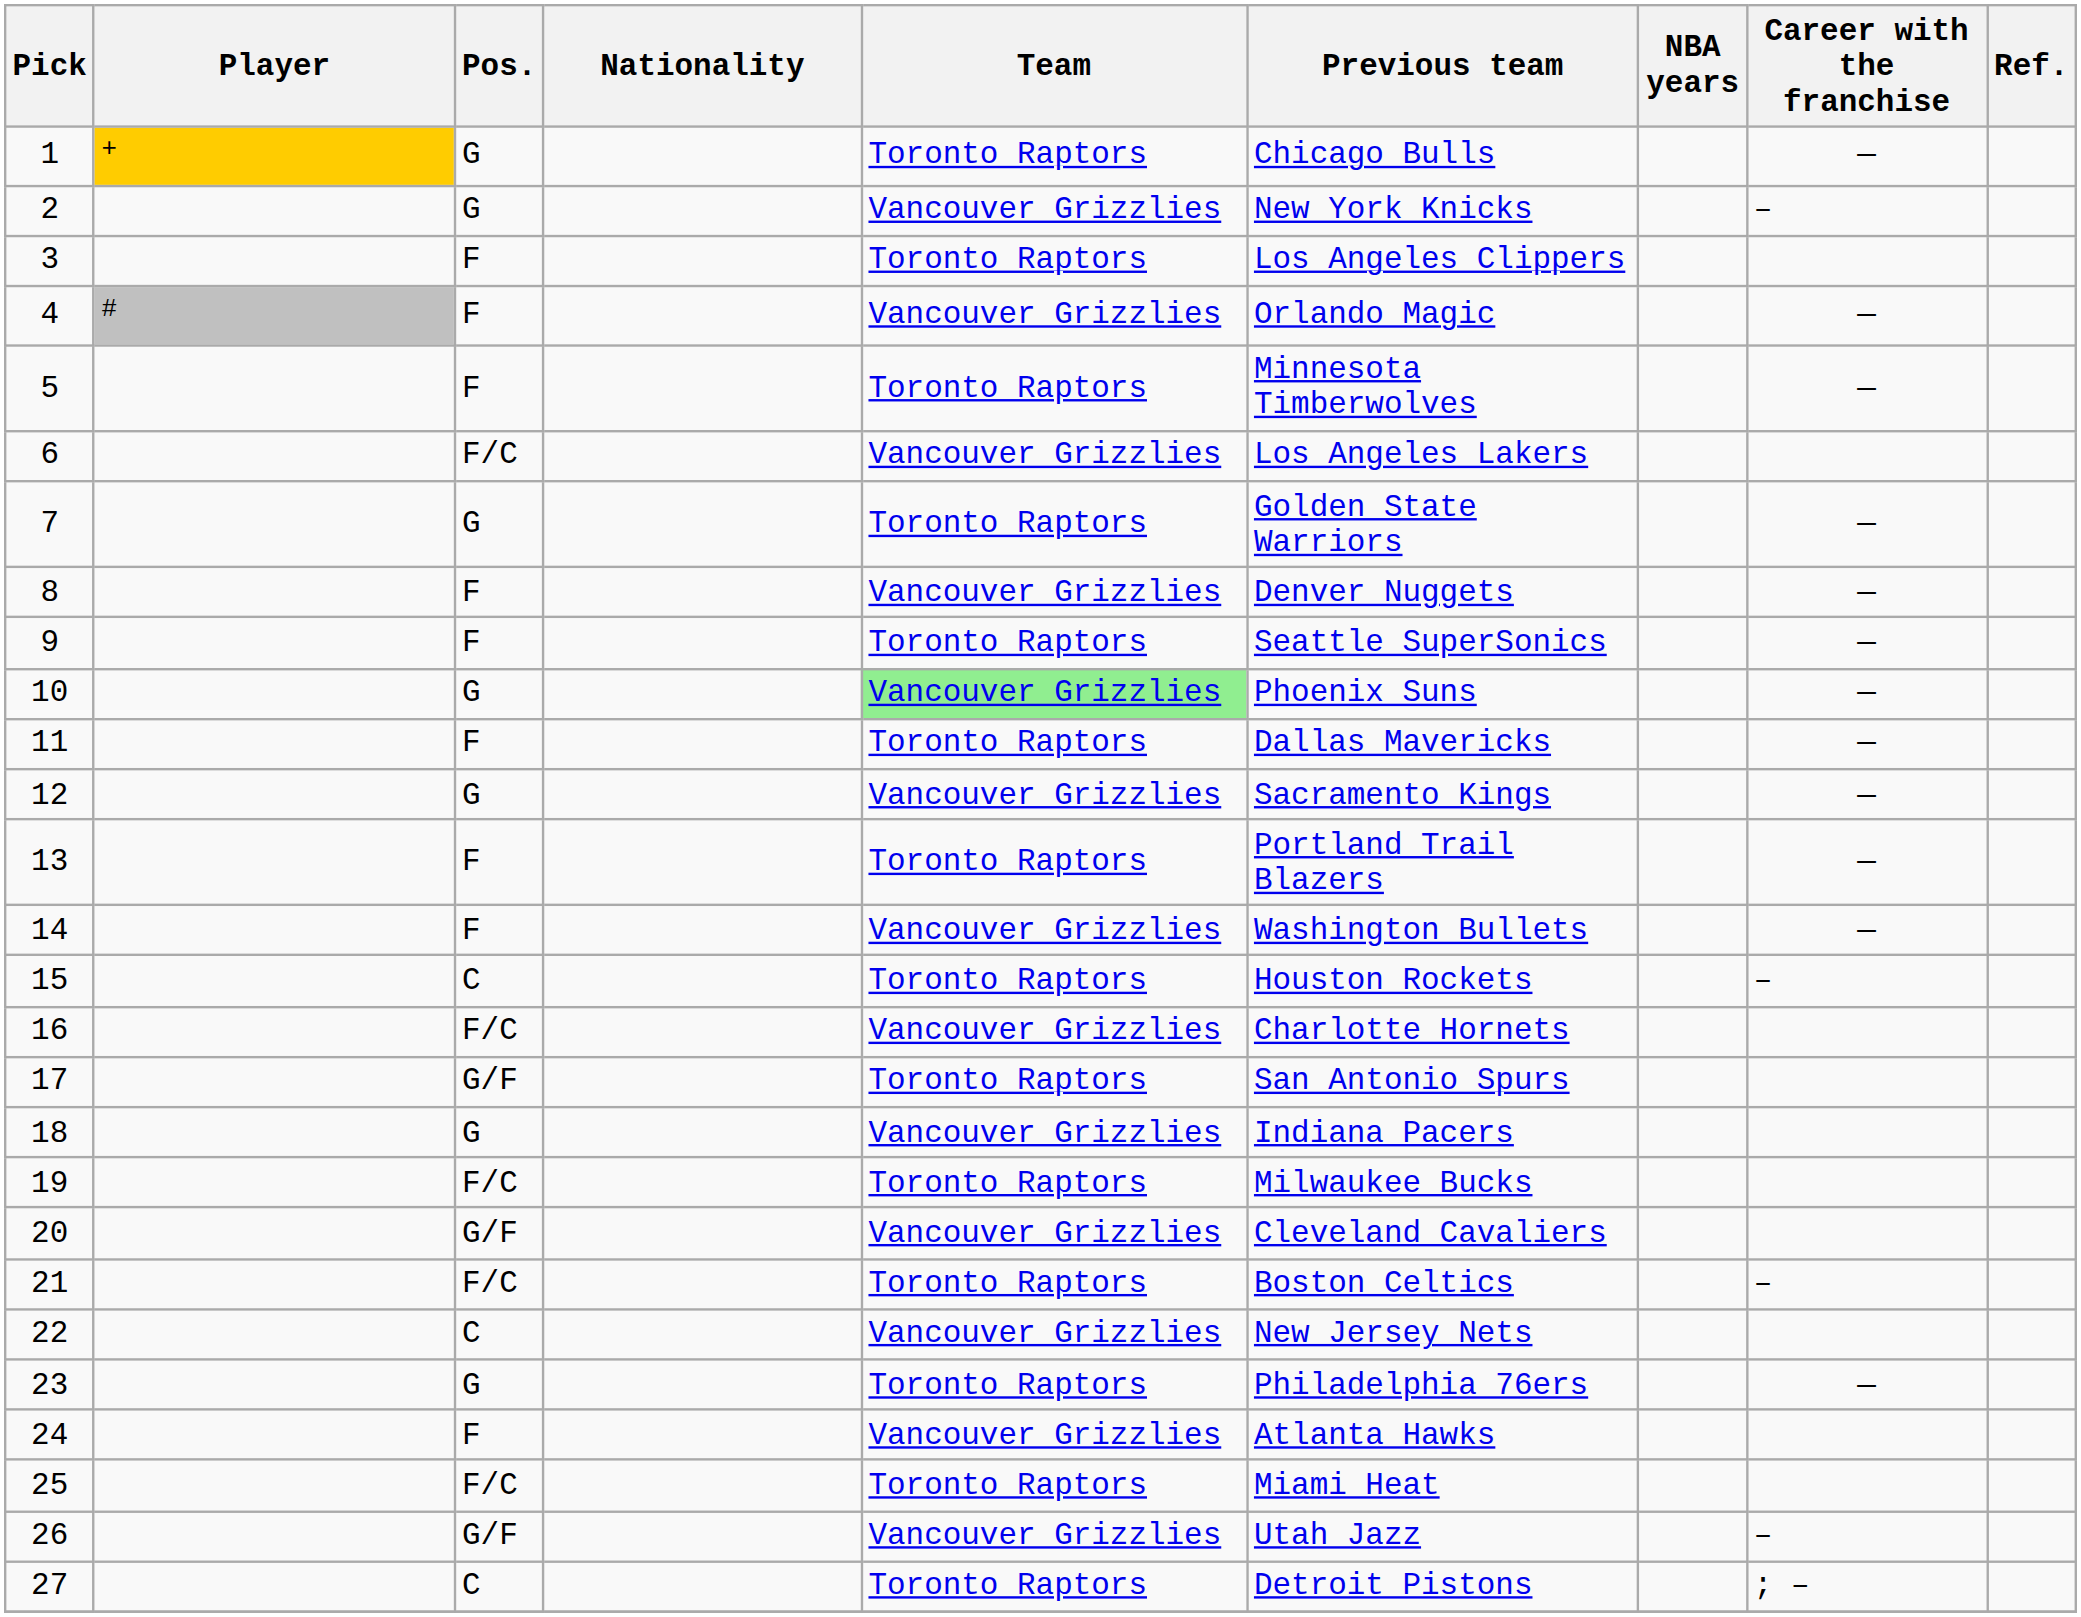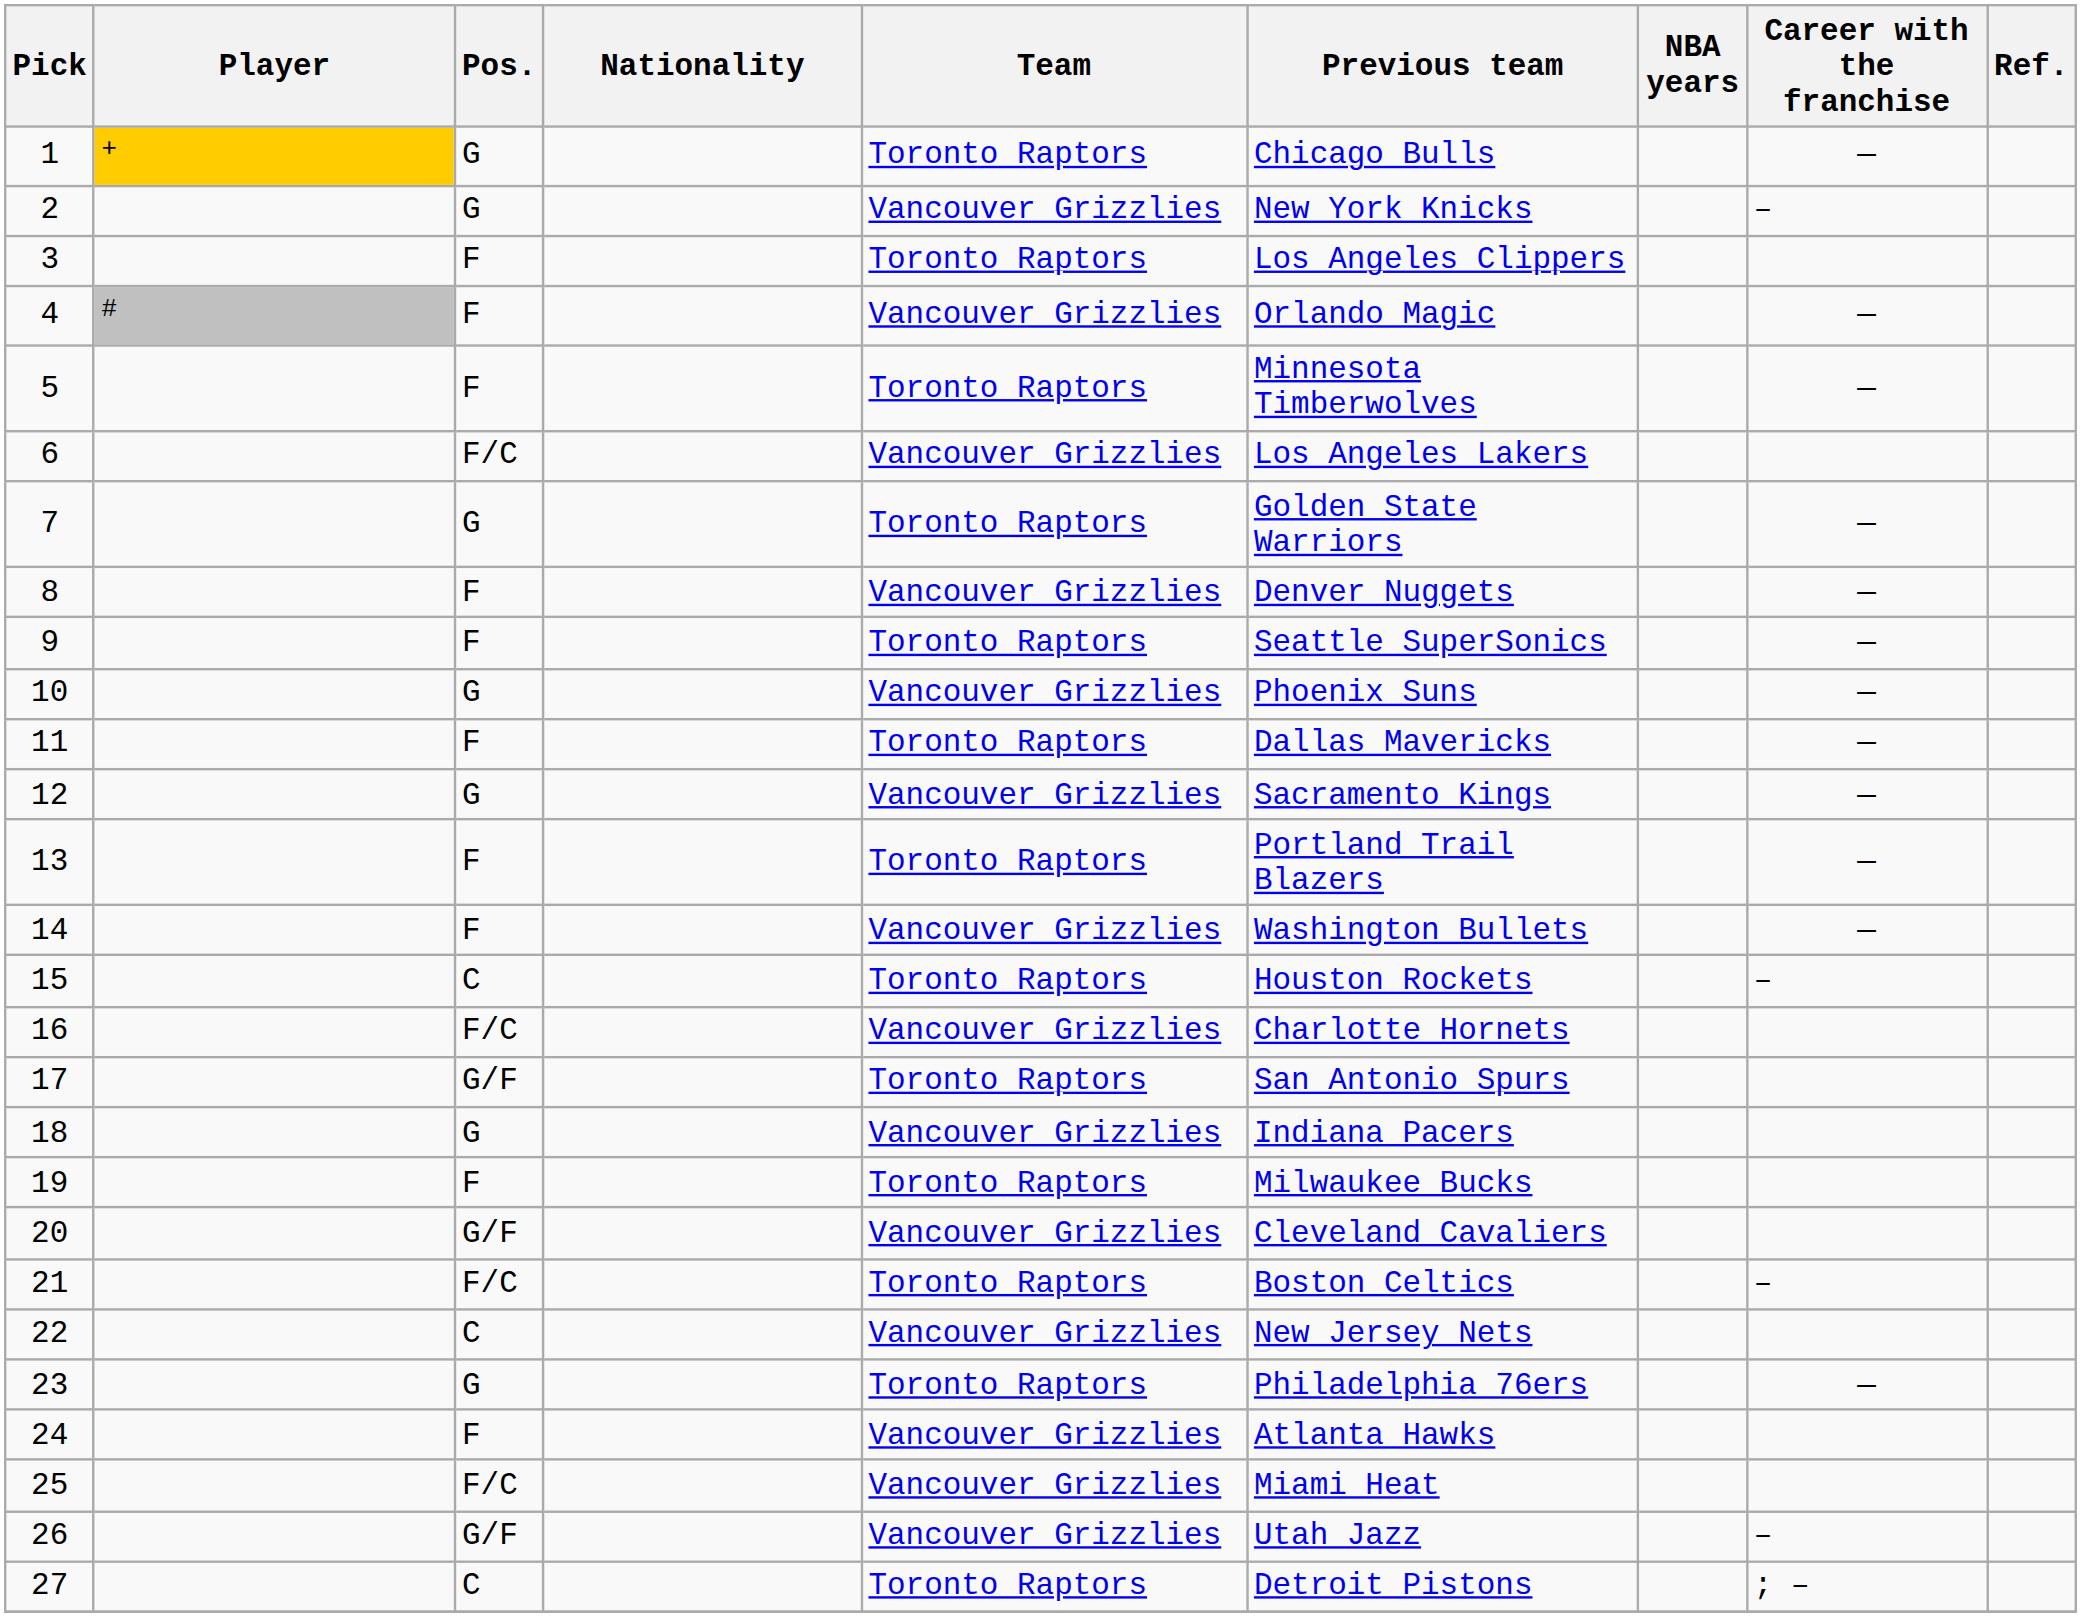(1045, 693) lightgreen background -> (1045, 693) no background
(490, 1183) F/C -> (471, 1183) F
(1008, 1485) Toronto Raptors -> (1045, 1485) Vancouver Grizzlies
